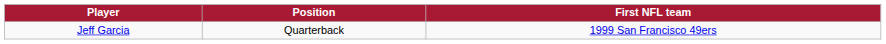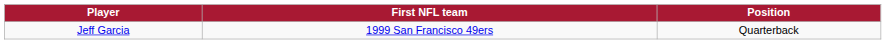columns swapped: (314, 13) <-> (653, 13)
